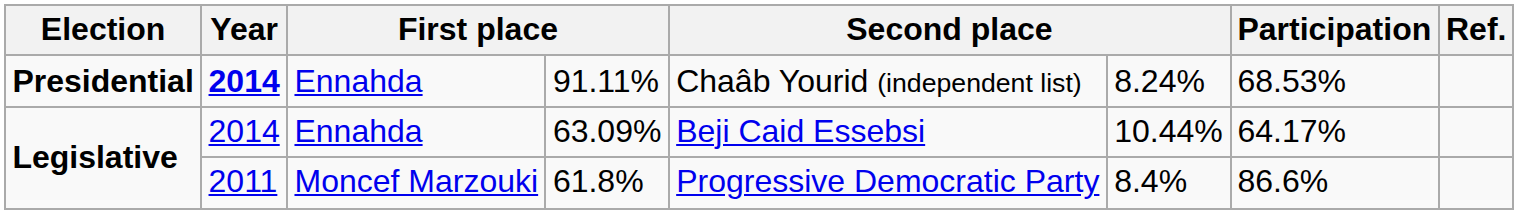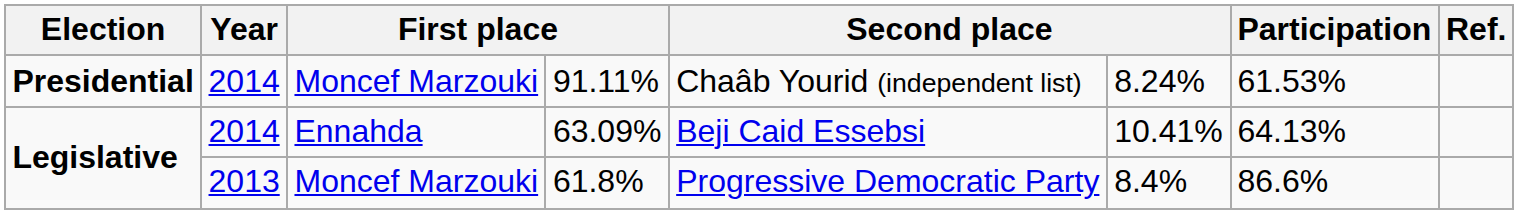(244, 80) bold -> (244, 80) normal
(359, 80) Ennahda -> (416, 80) Moncef Marzouki
(1292, 80) 68.53% -> (1292, 80) 61.53%
(1168, 131) 10.44% -> (1168, 131) 10.41%
(1292, 131) 64.17% -> (1292, 131) 64.13%
(243, 182) 2011 -> (244, 182) 2013
